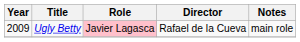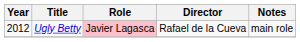(18, 28) 2009 -> (18, 28) 2012
